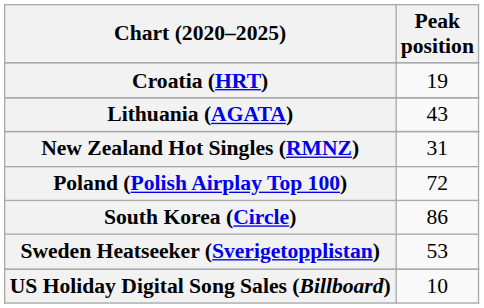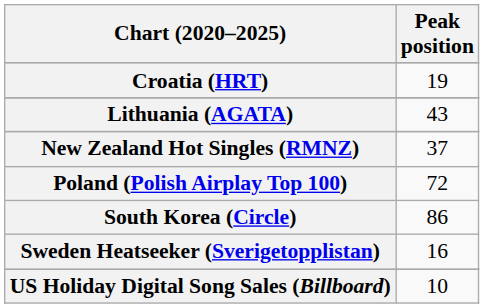(437, 148) 31 -> (437, 148) 37
(437, 251) 53 -> (437, 251) 16
